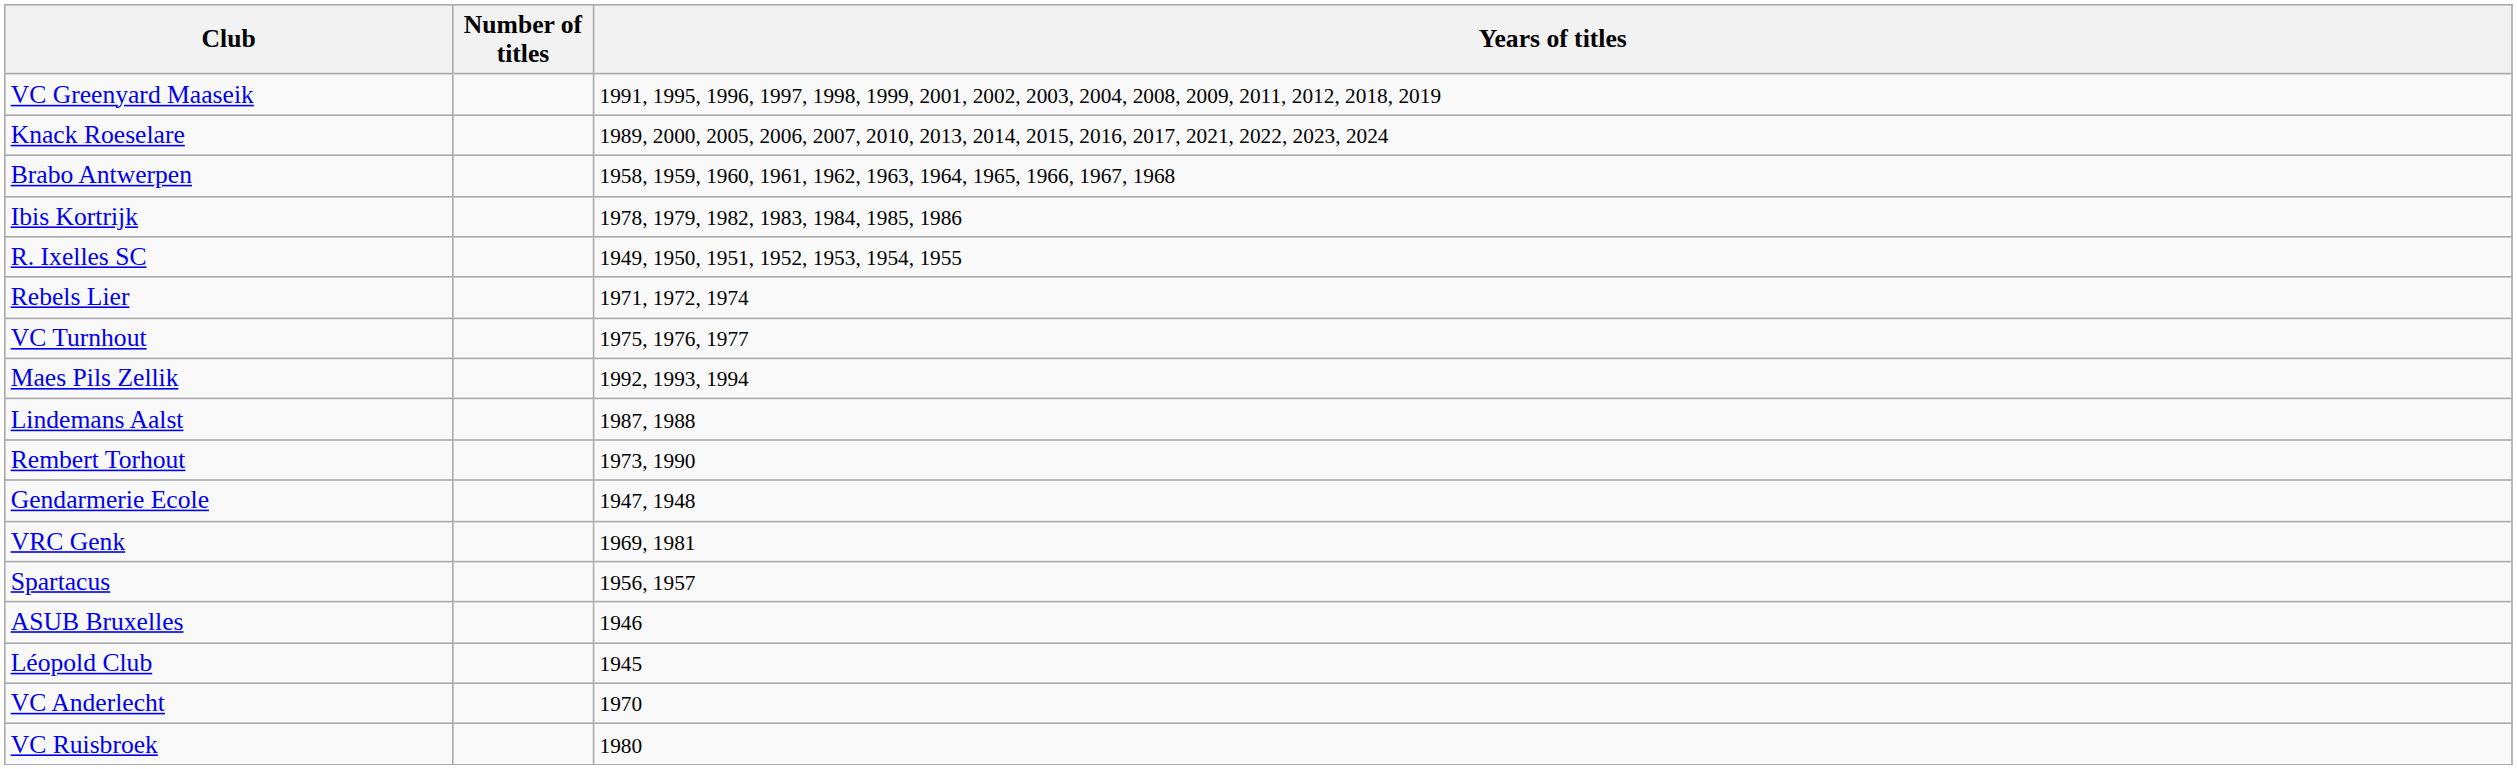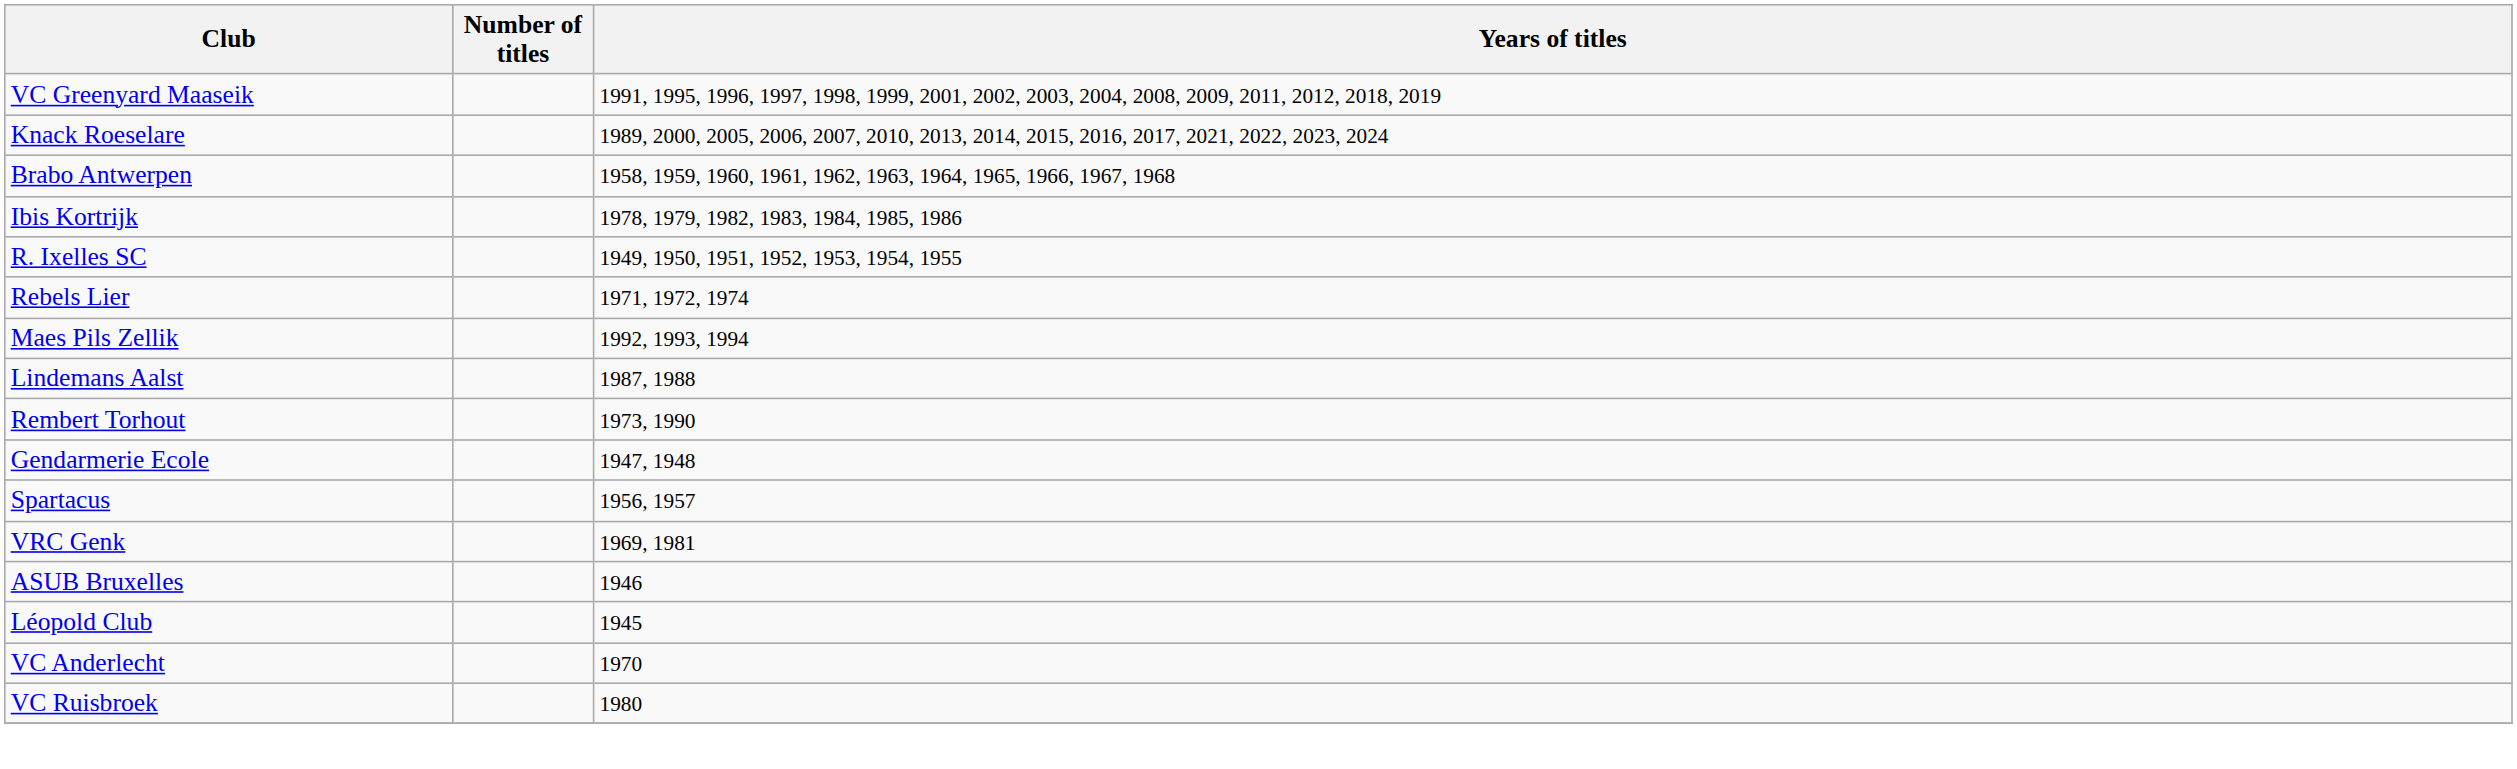- row: (79, 337)
rows swapped: (60, 581) <-> (68, 540)
